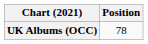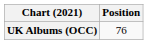(121, 30) 78 -> (121, 30) 76
